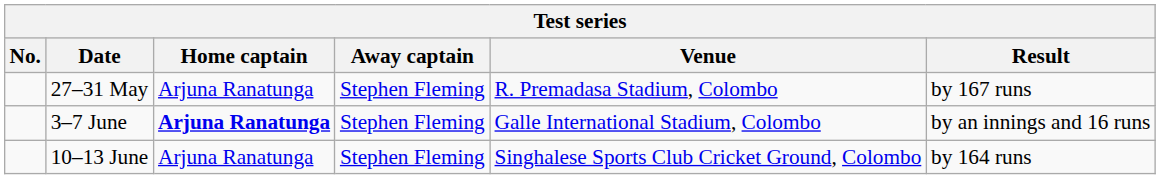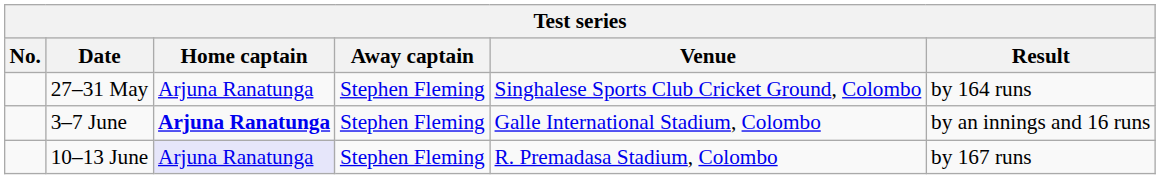(636, 88) R. Premadasa Stadium, Colombo -> (708, 88) Singhalese Sports Club Cricket Ground, Colombo
(981, 88) by 167 runs -> (981, 88) by 164 runs
(236, 156) no background -> (236, 156) lavender background
(708, 156) Singhalese Sports Club Cricket Ground, Colombo -> (636, 156) R. Premadasa Stadium, Colombo
(981, 156) by 164 runs -> (981, 156) by 167 runs
